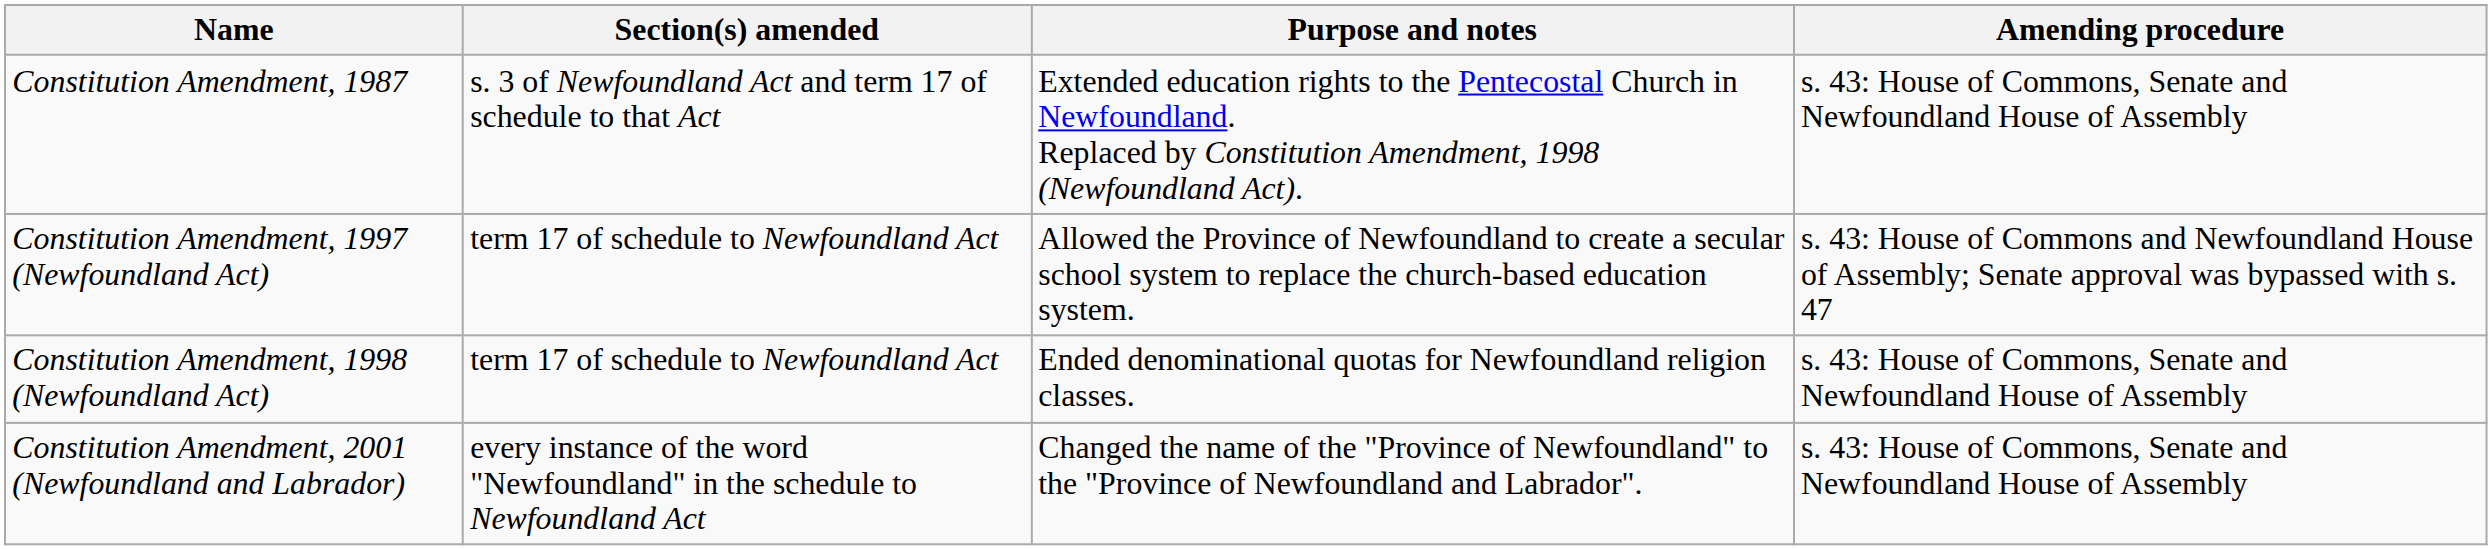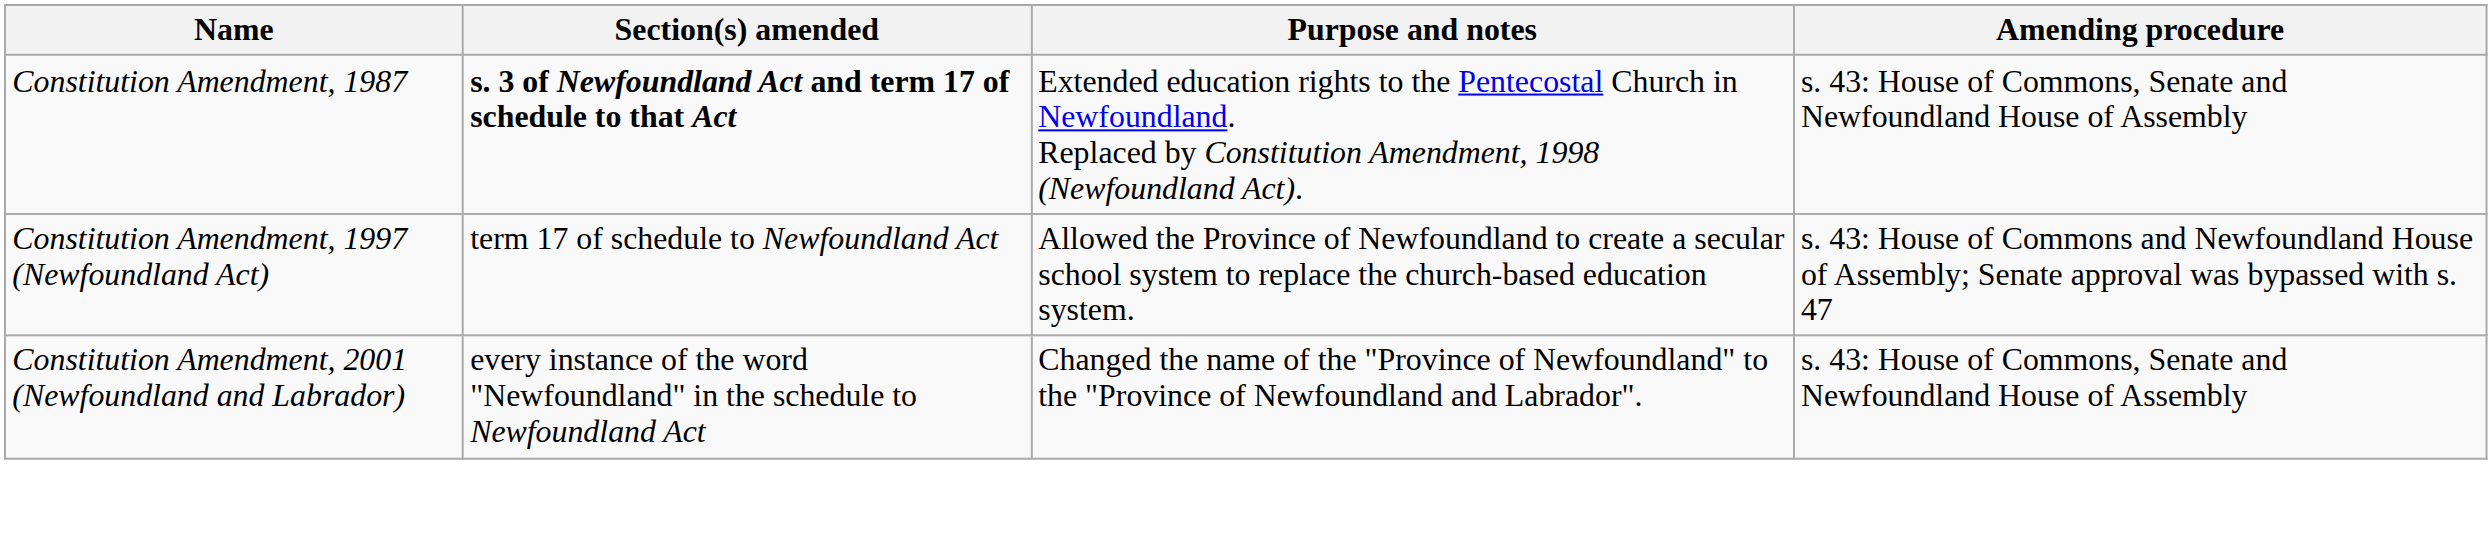(729, 98) normal -> (740, 98) bold
- row: (210, 378)
